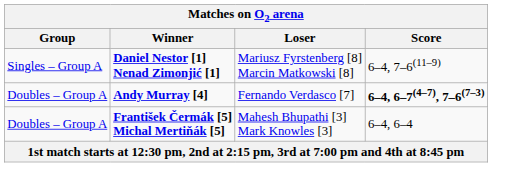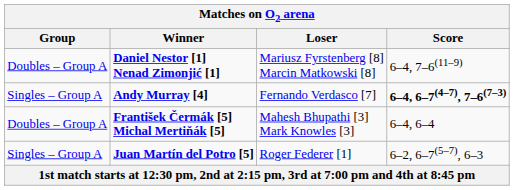(55, 65) Singles – Group A -> (57, 65) Doubles – Group A
(57, 95) Doubles – Group A -> (55, 95) Singles – Group A
+ row: (183, 153)
